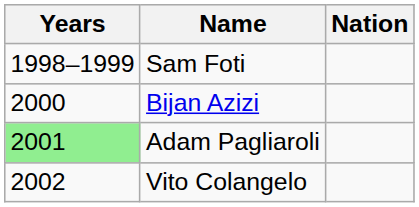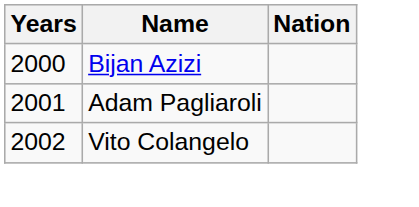- row: (196, 63)
(38, 142) lightgreen background -> (38, 102) no background
